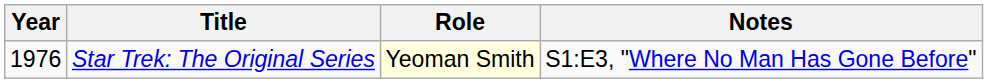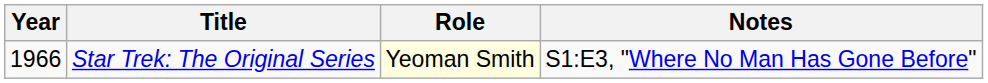(36, 59) 1976 -> (36, 59) 1966
